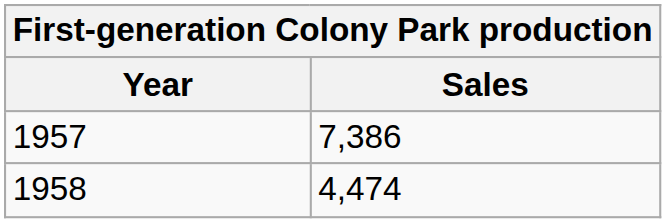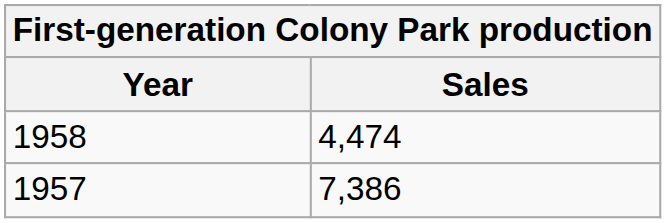rows swapped: (50, 136) <-> (50, 189)
